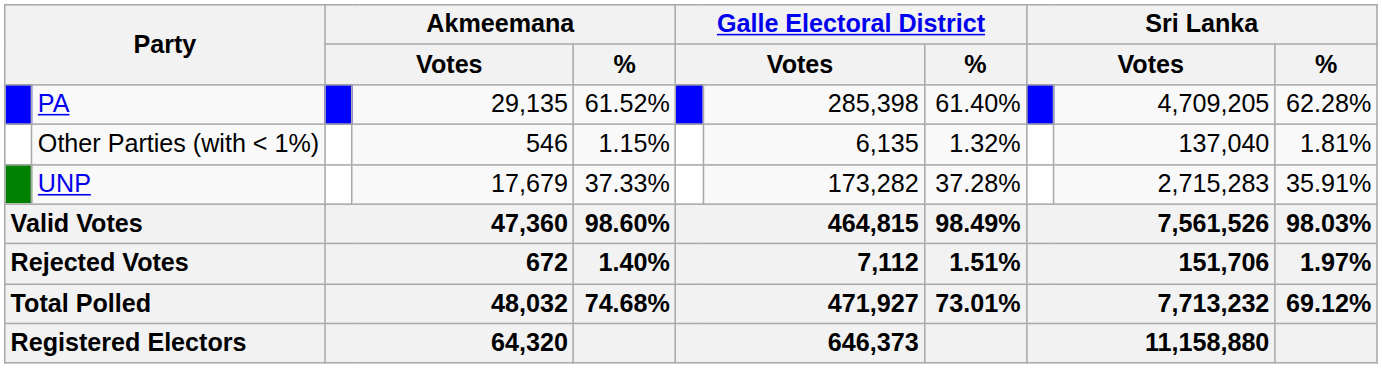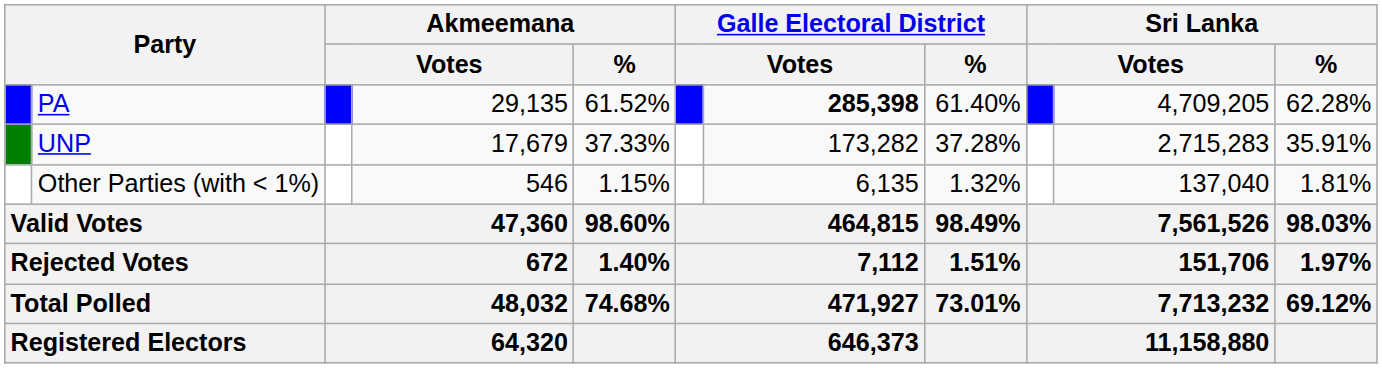(873, 104) normal -> (873, 104) bold
rows swapped: (64, 183) <-> (179, 143)
